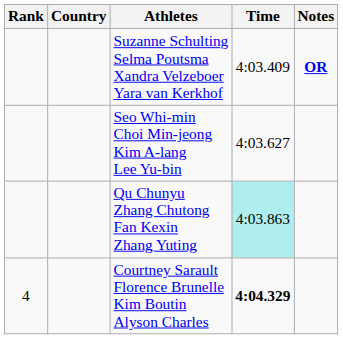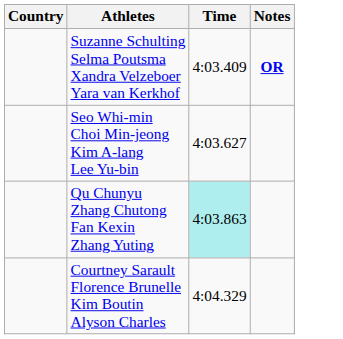- column: (26, 16)
(263, 295) bold -> (220, 295) normal
